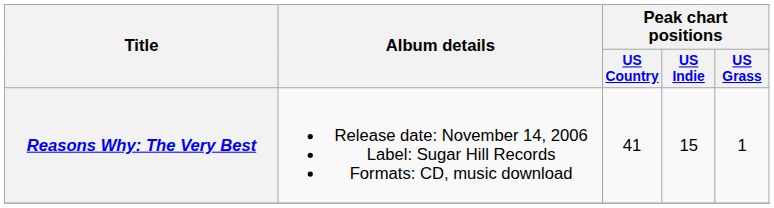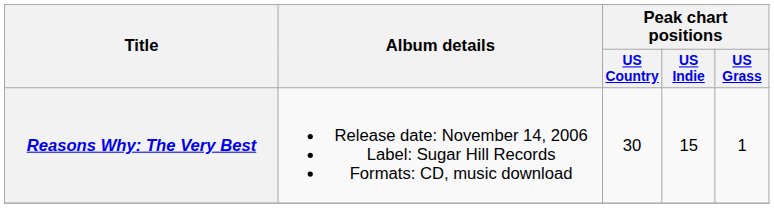(632, 145) 41 -> (632, 145) 30
